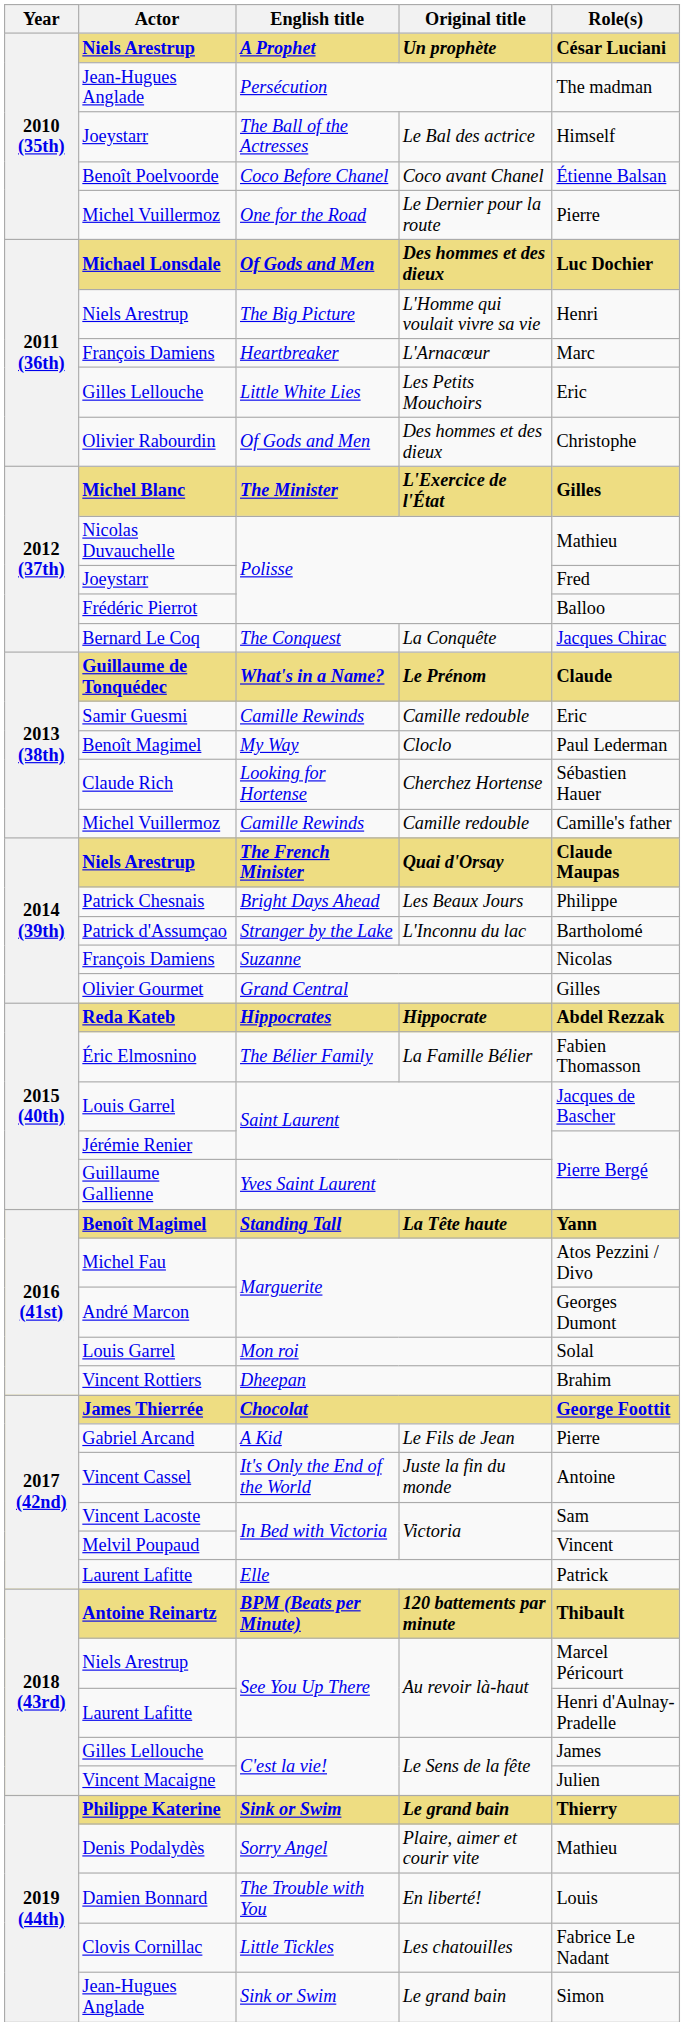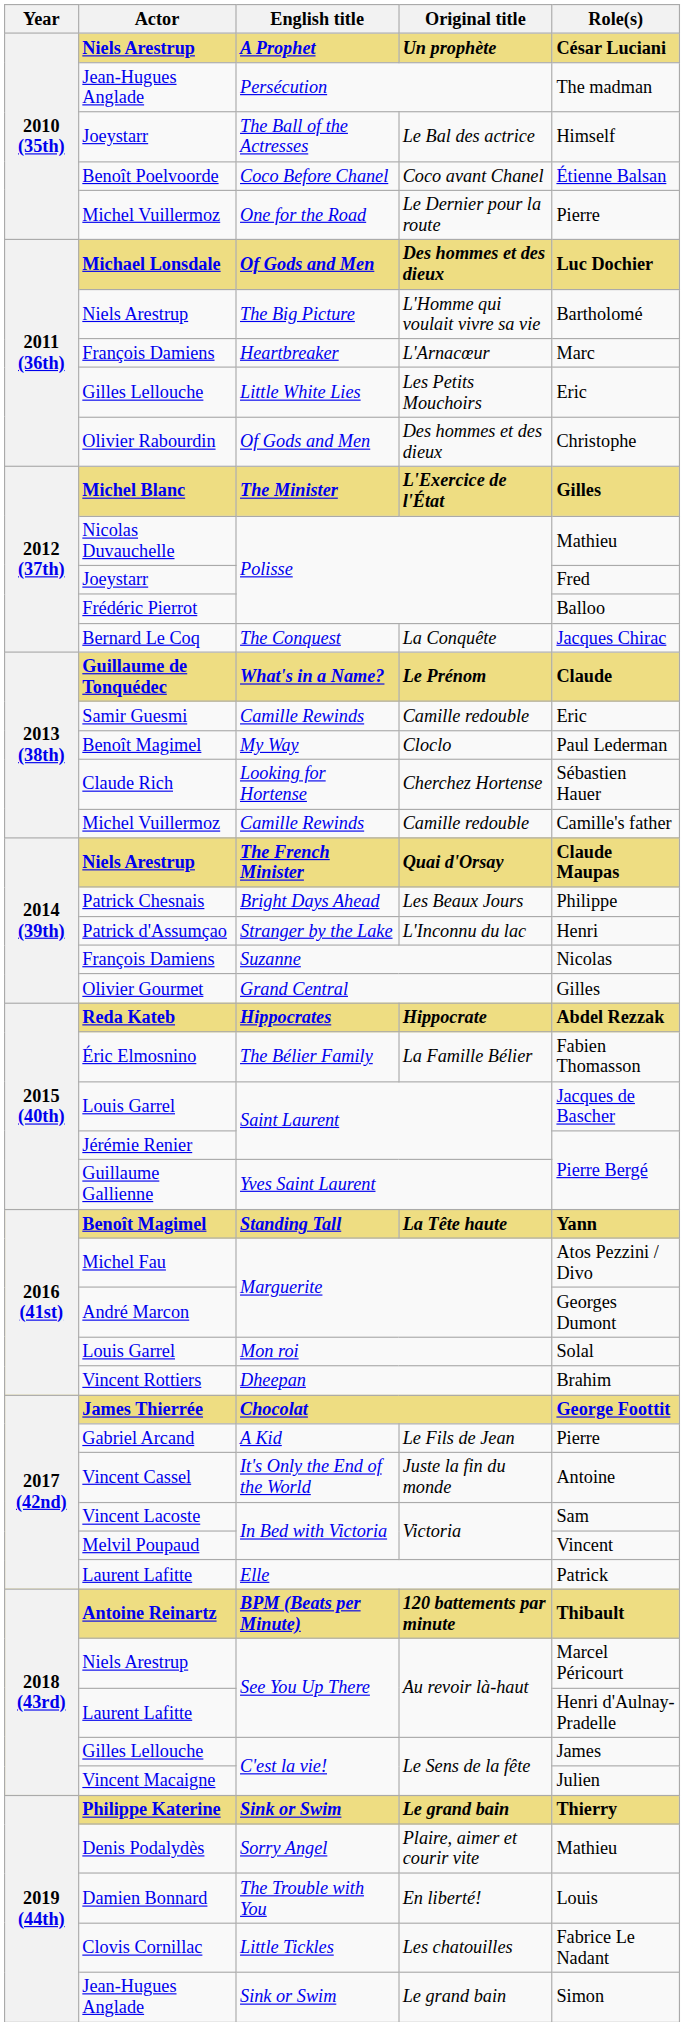(577, 313) Henri -> (599, 313) Bartholomé
(599, 930) Bartholomé -> (577, 930) Henri
